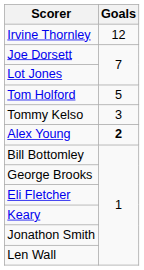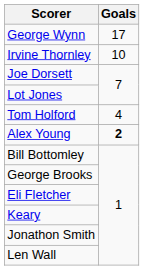+ row: (46, 34)
(119, 34) 12 -> (119, 54) 10
(119, 94) 5 -> (119, 114) 4
- row: (45, 114)
